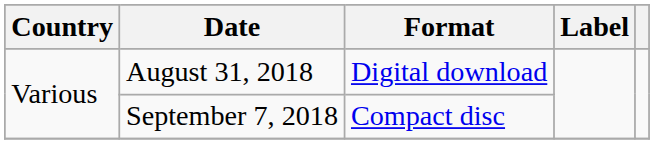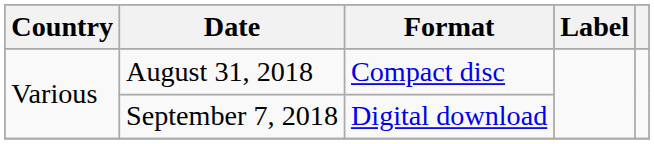(449, 71) Digital download -> (428, 71) Compact disc
(428, 116) Compact disc -> (449, 116) Digital download
